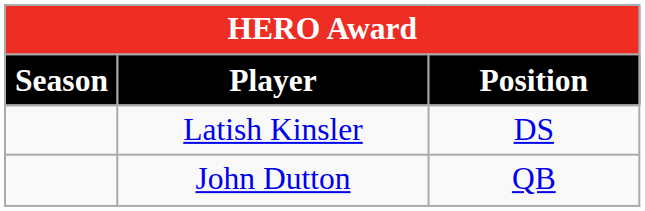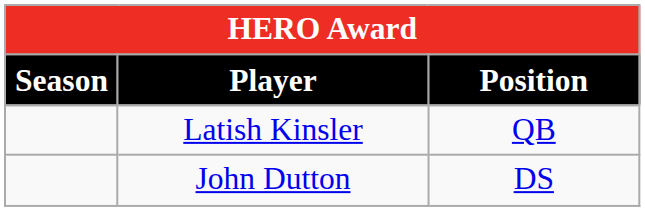(534, 129) DS -> (534, 129) QB
(534, 179) QB -> (534, 179) DS
